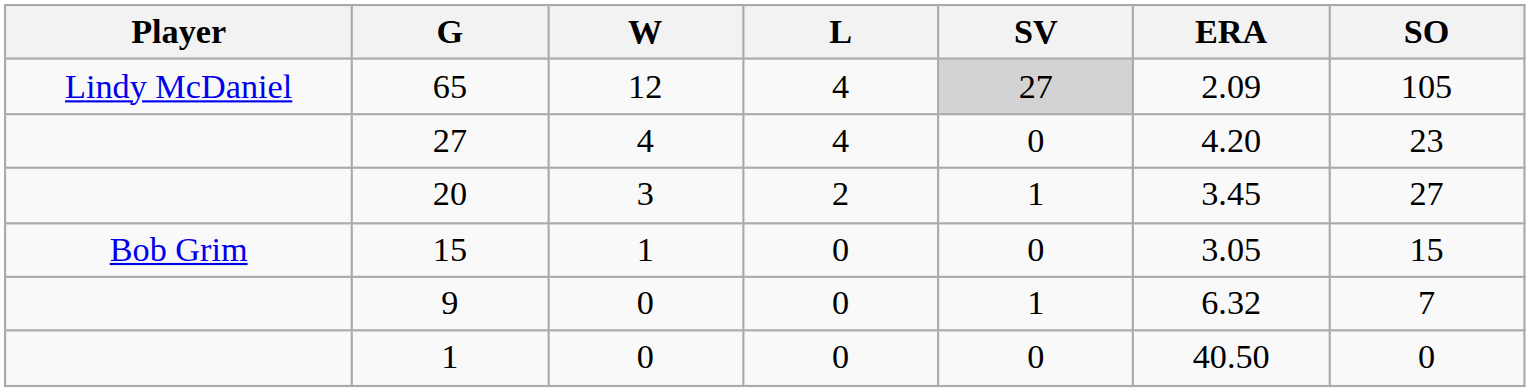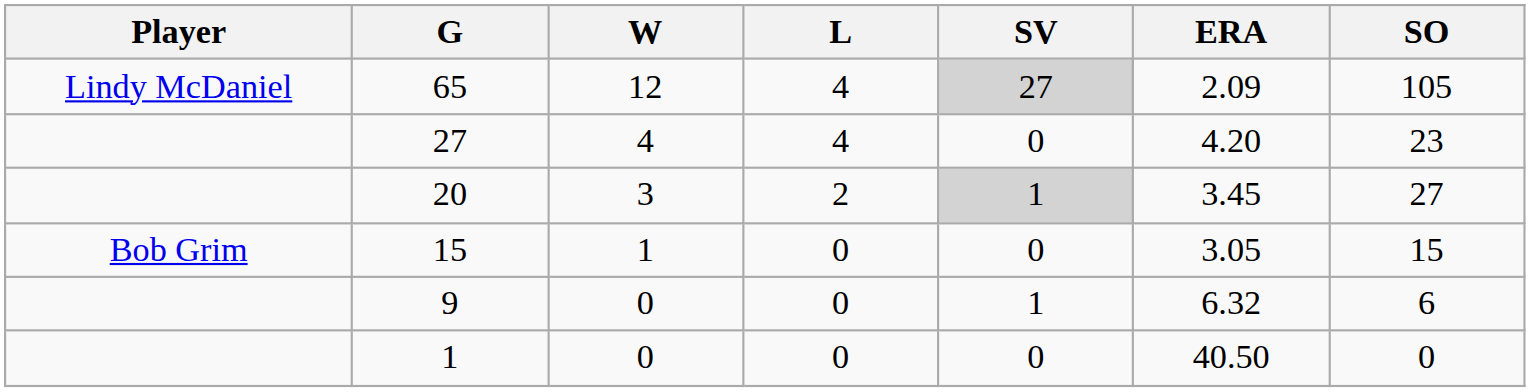(1036, 194) no background -> (1036, 194) lightgrey background
(1426, 303) 7 -> (1426, 303) 6
